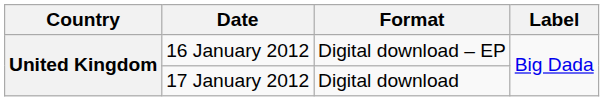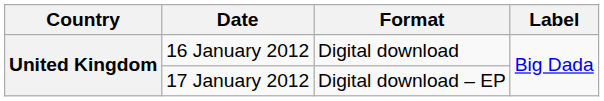(412, 50) Digital download – EP -> (388, 50) Digital download
(388, 80) Digital download -> (412, 80) Digital download – EP
